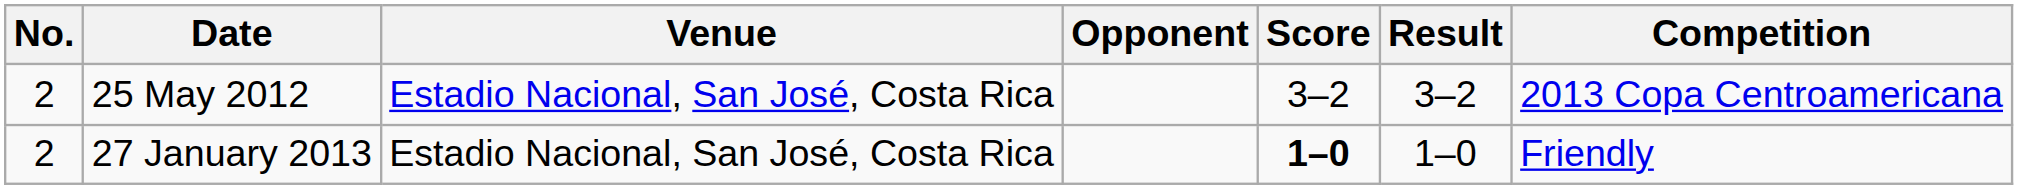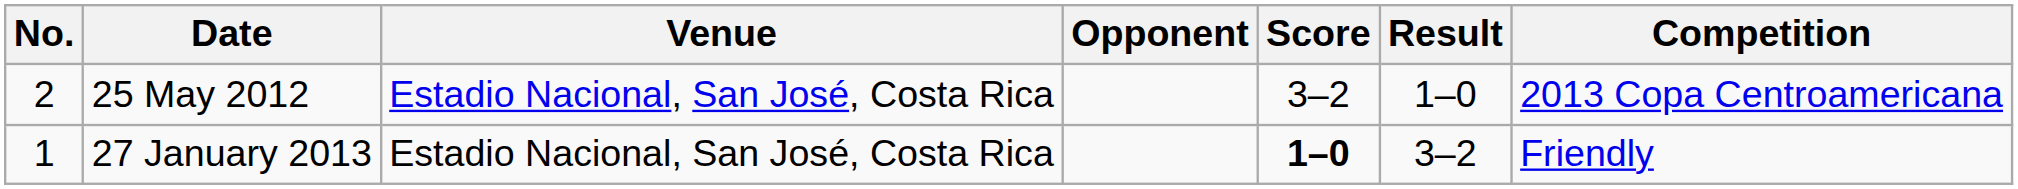(1445, 93) 3–2 -> (1445, 93) 1–0
(44, 153) 2 -> (44, 153) 1
(1445, 153) 1–0 -> (1445, 153) 3–2
